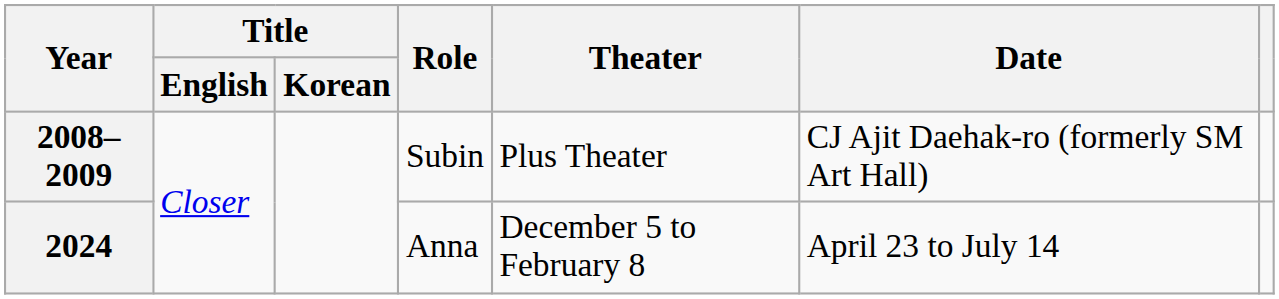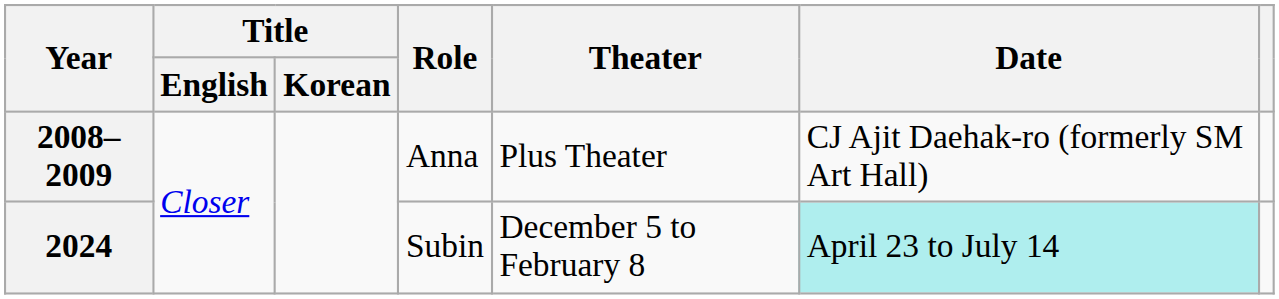(445, 155) Subin -> (442, 155) Anna
(442, 246) Anna -> (445, 246) Subin
(933, 246) no background -> (933, 246) paleturquoise background
